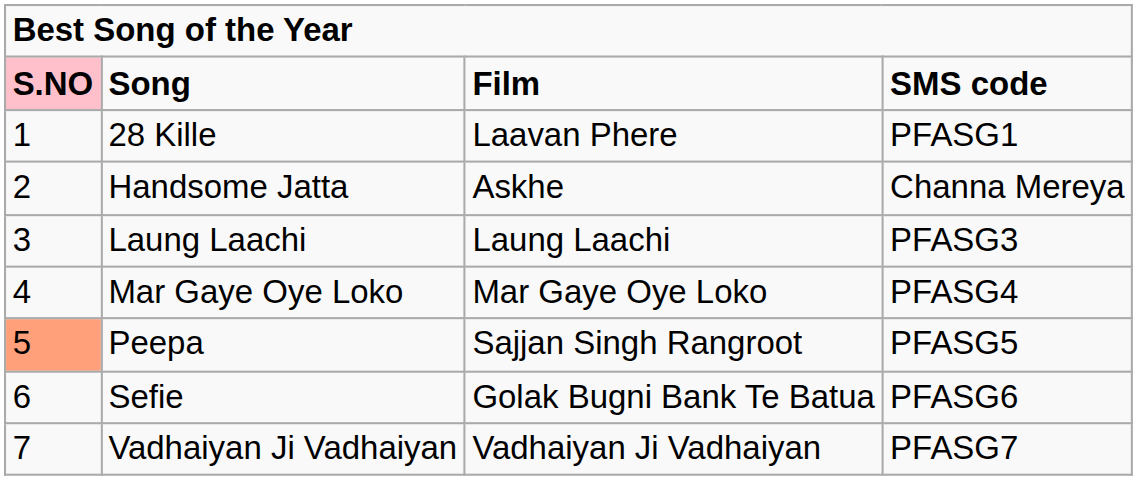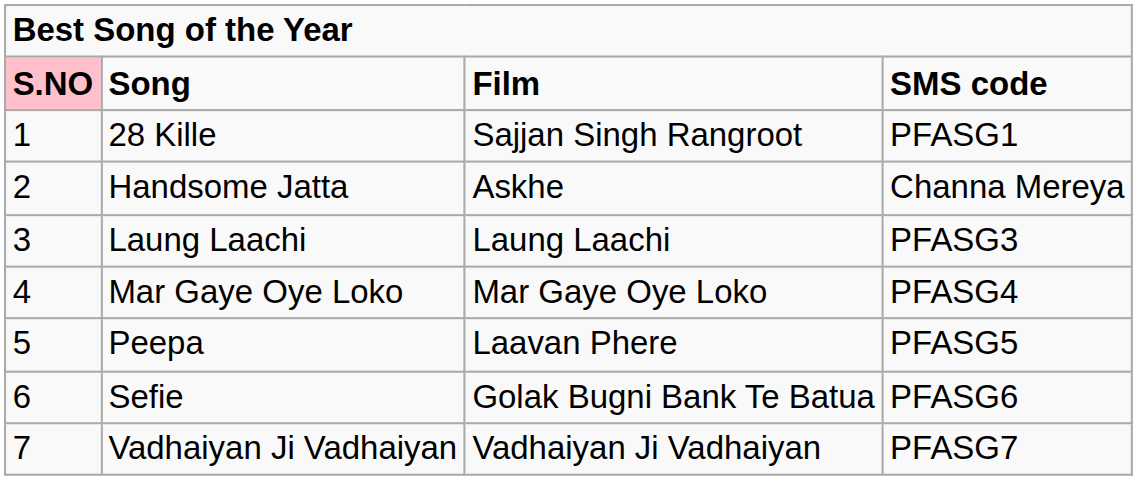(575, 135) Laavan Phere -> (637, 135) Sajjan Singh Rangroot
(22, 344) lightsalmon background -> (22, 344) no background
(637, 344) Sajjan Singh Rangroot -> (575, 344) Laavan Phere
